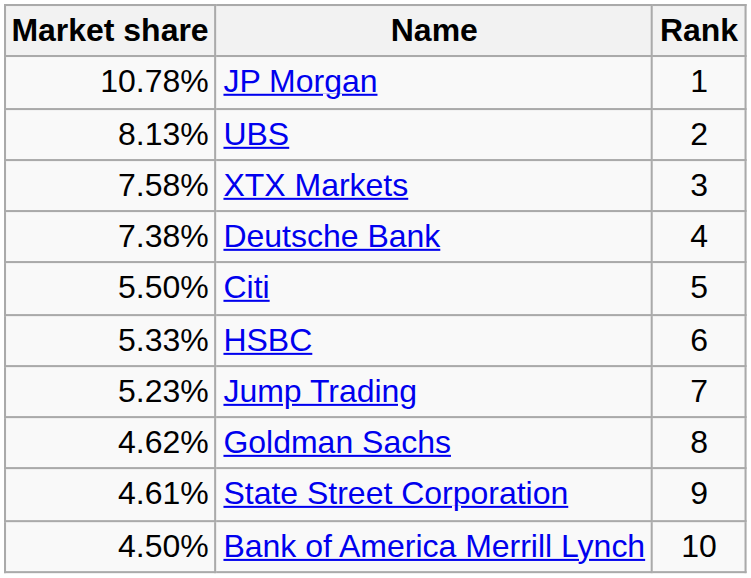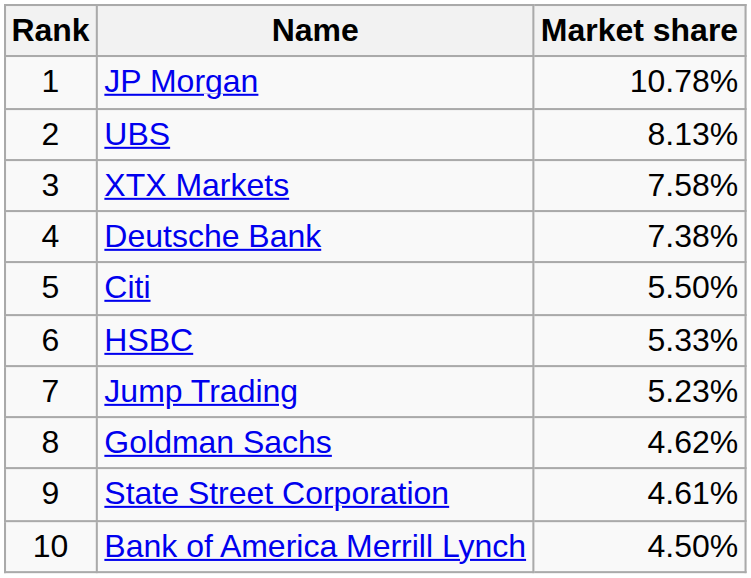columns swapped: (699, 30) <-> (110, 30)
